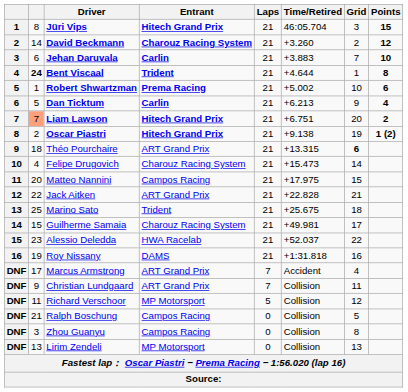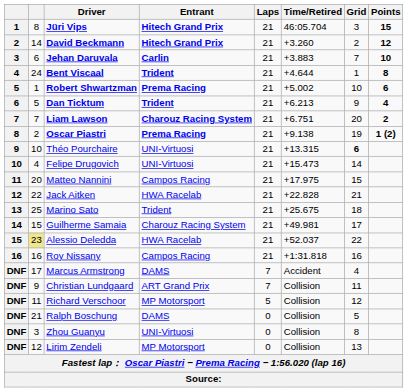(197, 42) Charouz Racing System -> (182, 42) Hitech Grand Prix
(36, 72) bold -> (36, 72) normal
(155, 103) Carlin -> (158, 103) Trident
(36, 118) lightsalmon background -> (36, 118) no background
(182, 118) Hitech Grand Prix -> (197, 118) Charouz Racing System
(182, 133) Hitech Grand Prix -> (174, 133) Prema Racing
(36, 149) 18 -> (36, 149) 10
(175, 149) ART Grand Prix -> (167, 149) UNI-Virtuosi
(194, 164) Charouz Racing System -> (167, 164) UNI-Virtuosi
(175, 194) ART Grand Prix -> (171, 194) HWA Racelab
(36, 240) no background -> (36, 240) khaki background
(36, 255) 19 -> (36, 255) 16
(156, 255) DAMS -> (176, 255) Campos Racing
(175, 270) ART Grand Prix -> (156, 270) DAMS
(176, 316) Campos Racing -> (156, 316) DAMS
(176, 331) Campos Racing -> (167, 331) UNI-Virtuosi
(36, 346) 13 -> (36, 346) 12
